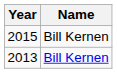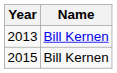rows swapped: (22, 57) <-> (22, 36)
